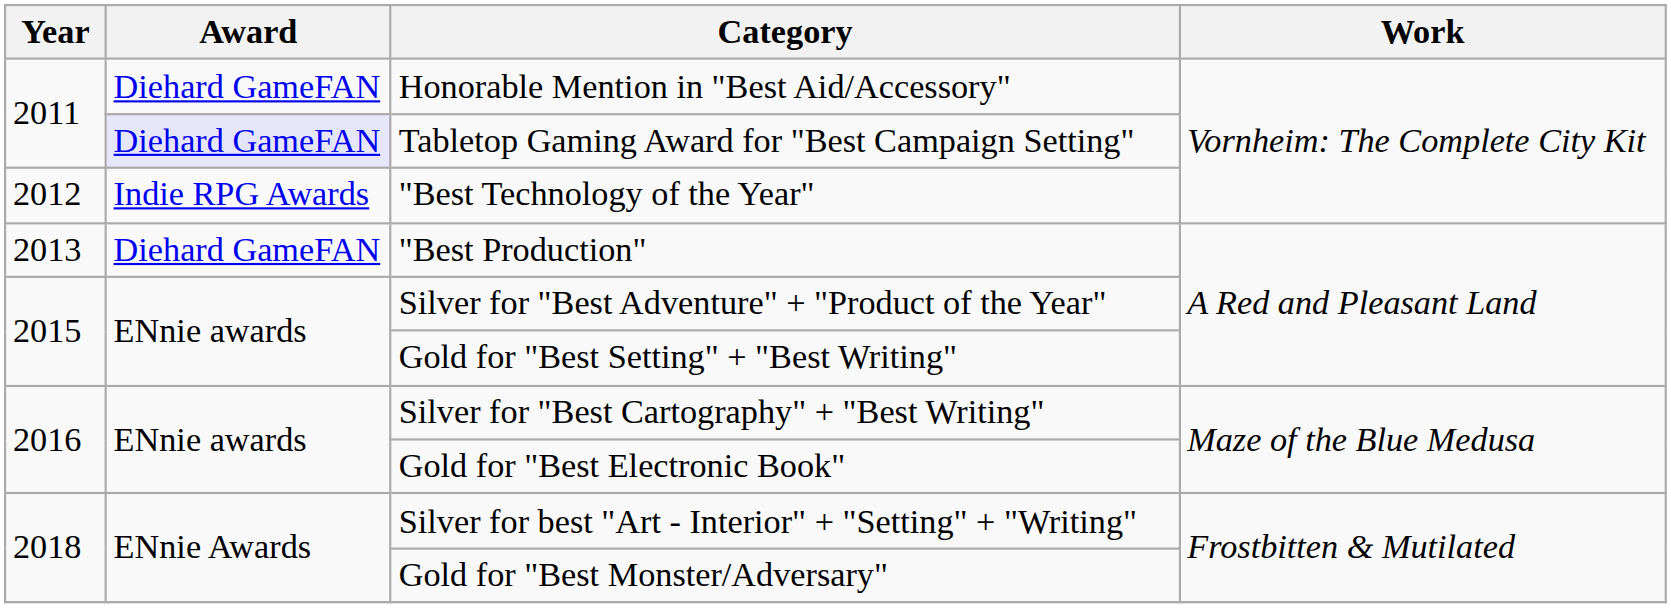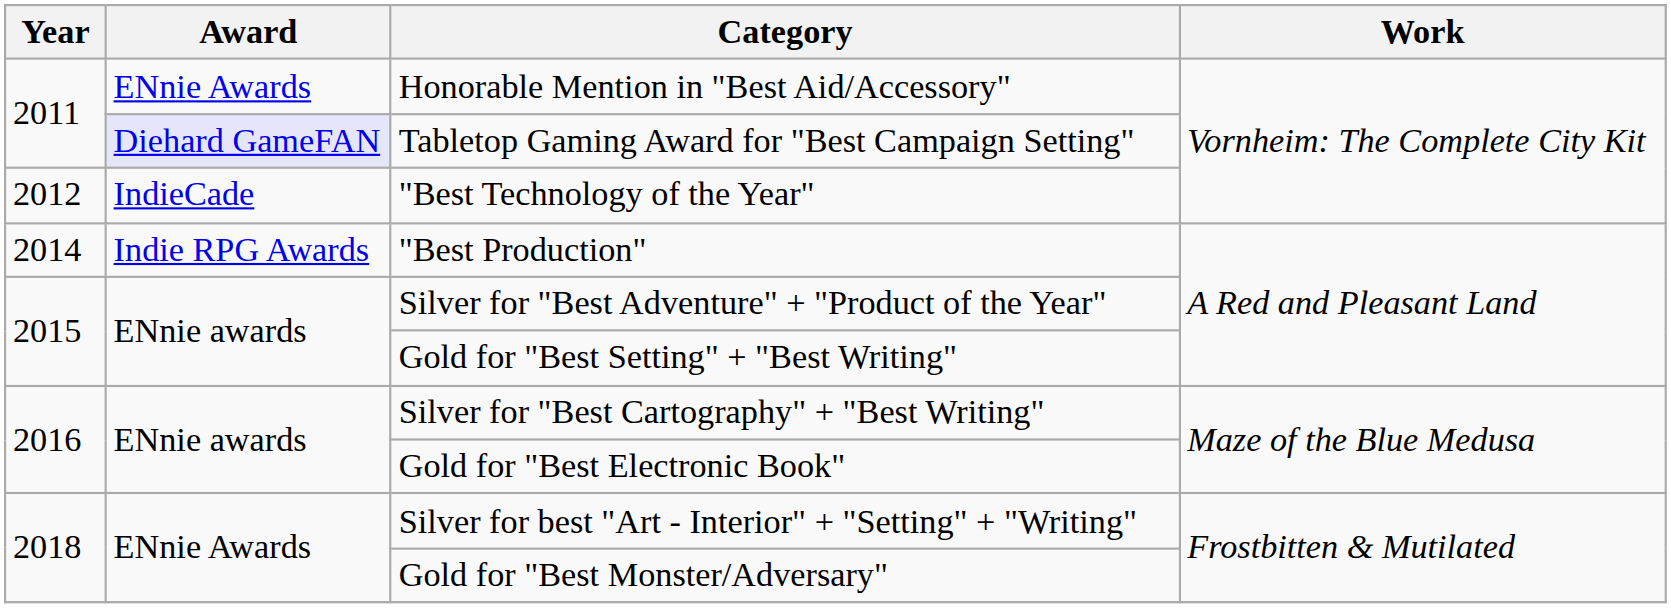(247, 85) Diehard GameFAN -> (212, 85) ENnie Awards
(241, 194) Indie RPG Awards -> (184, 194) IndieCade
(47, 248) 2013 -> (47, 248) 2014
(247, 248) Diehard GameFAN -> (241, 248) Indie RPG Awards
